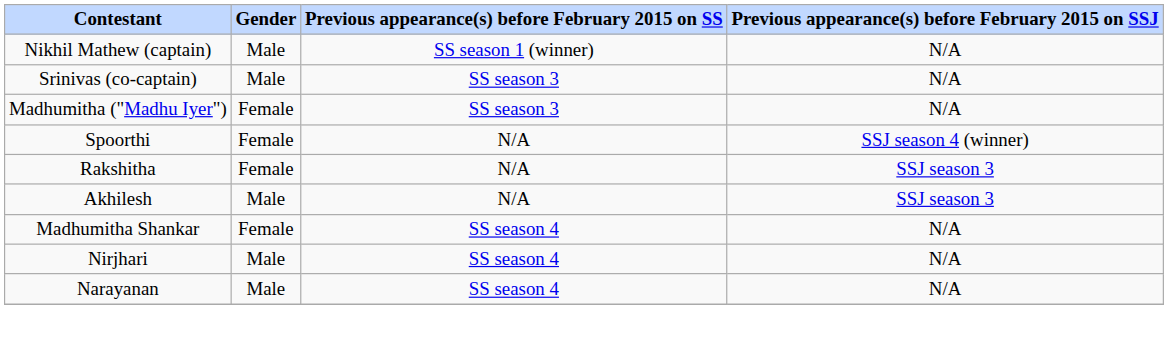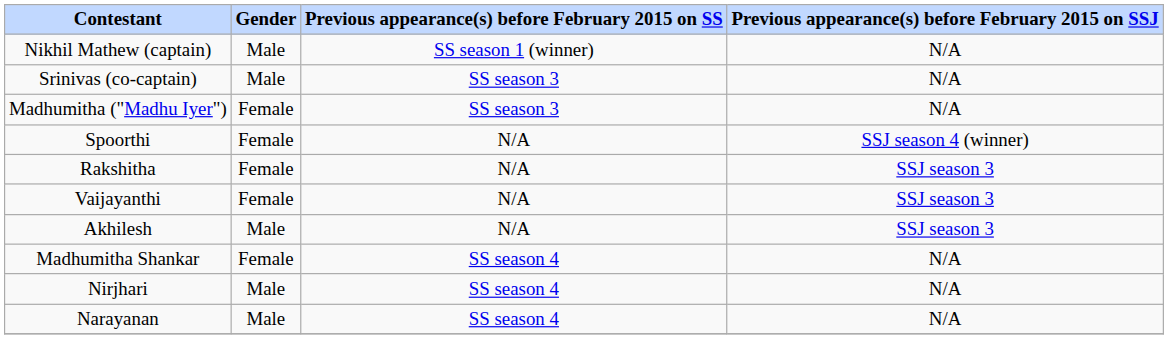+ row: (118, 199)
